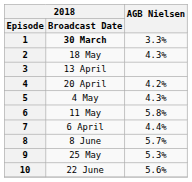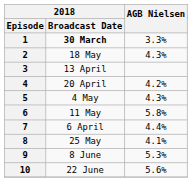(85, 141) 8 June -> (85, 141) 25 May
(156, 141) 5.7% -> (156, 141) 4.1%
(85, 156) 25 May -> (85, 156) 8 June
